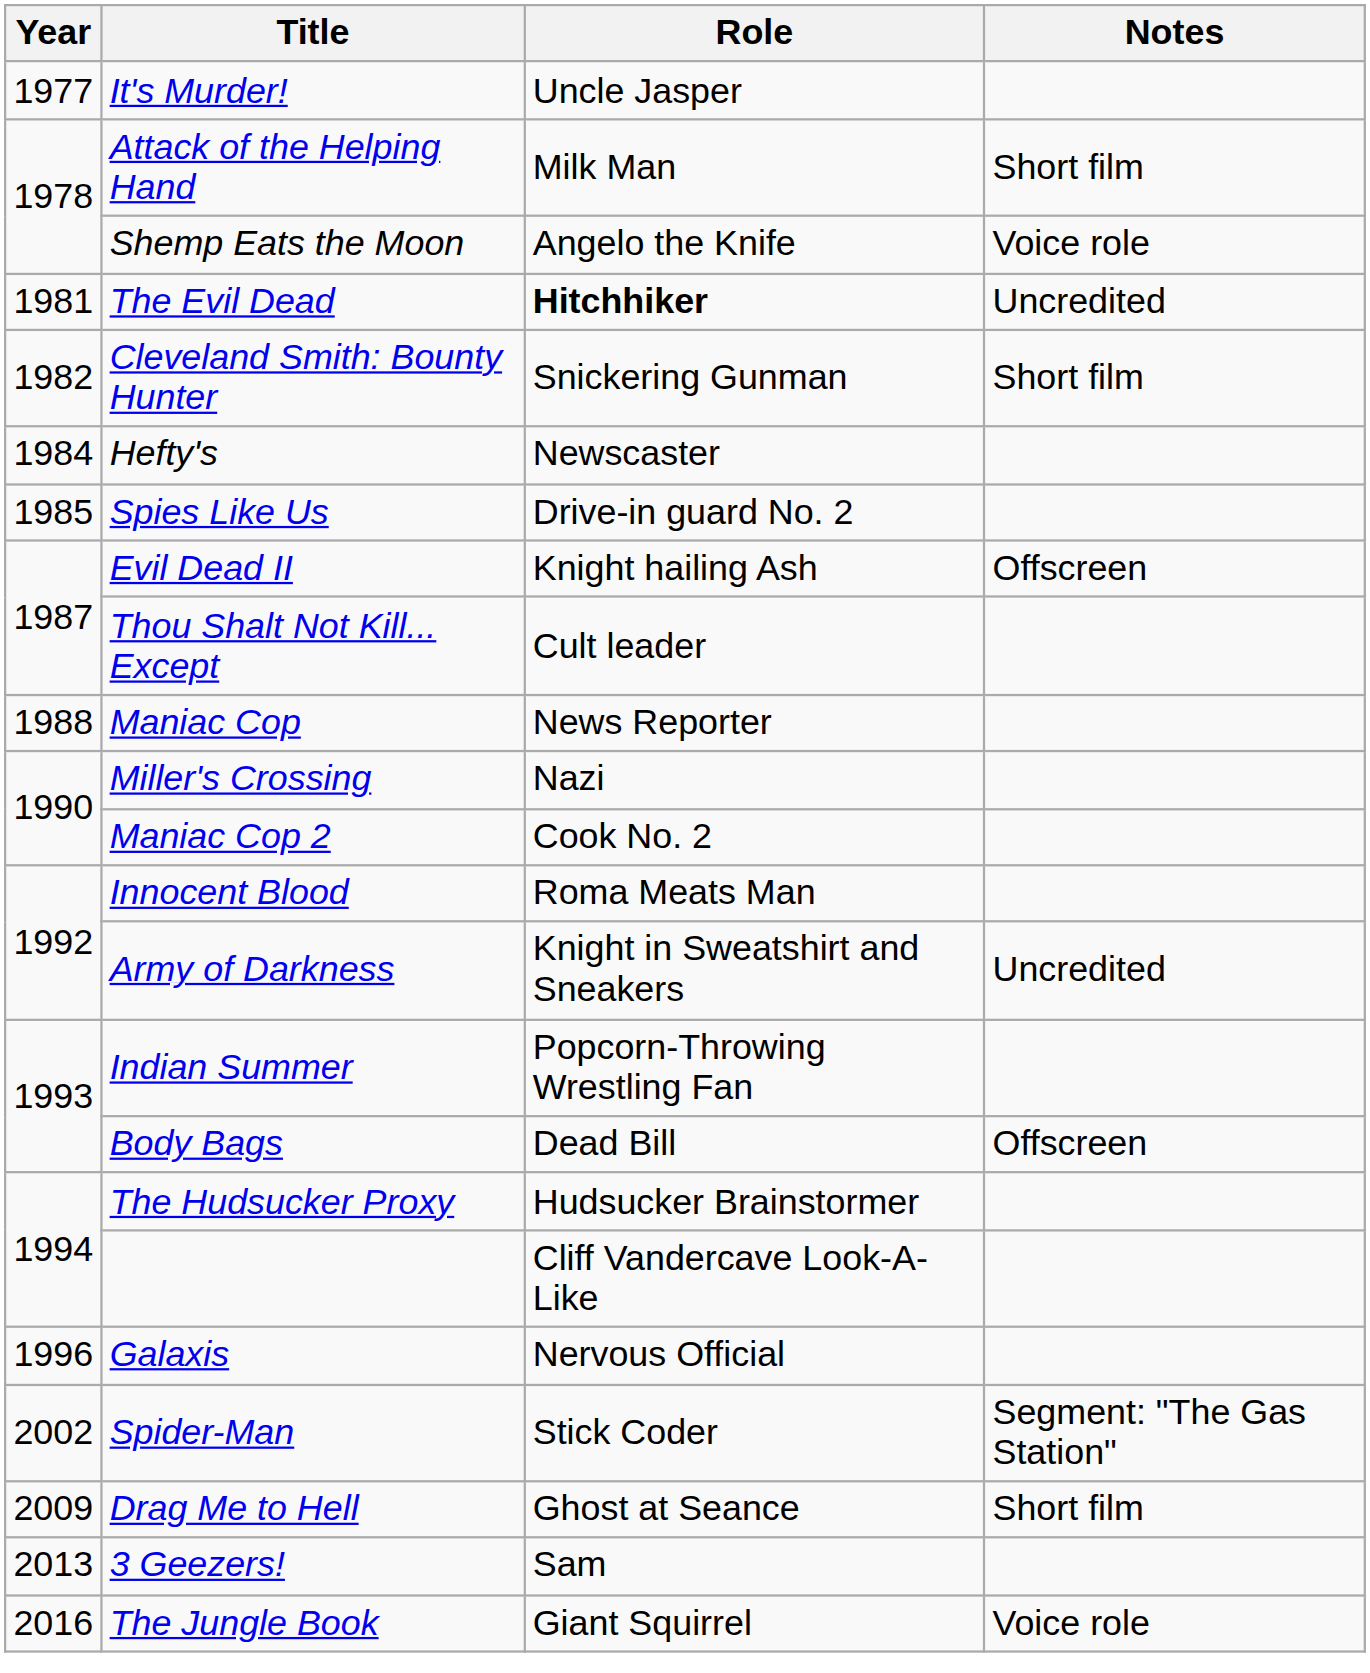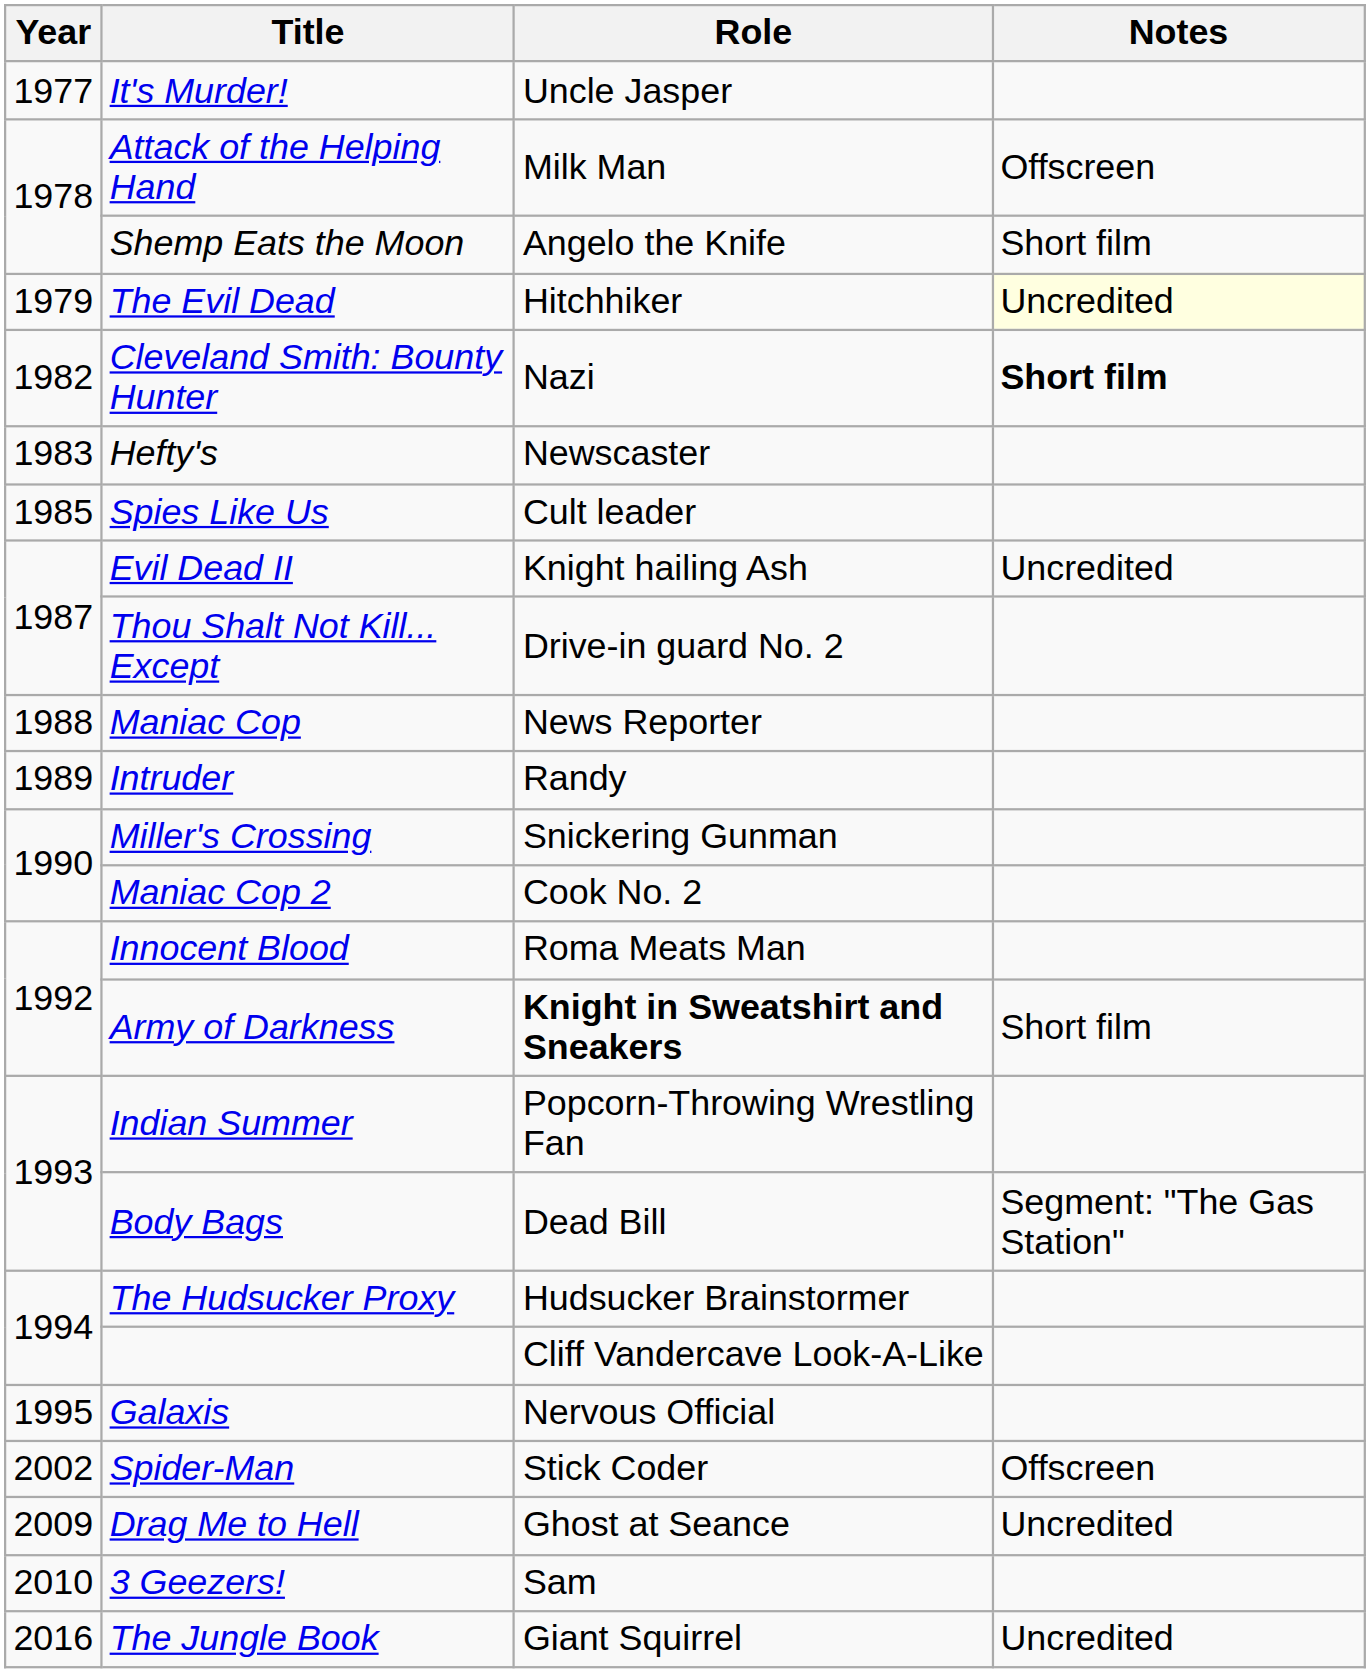(1068, 166) Short film -> (1078, 166) Offscreen
(1071, 243) Voice role -> (1076, 243) Short film
(53, 300) 1981 -> (53, 300) 1979
(620, 300) bold -> (603, 300) normal
(1079, 300) no background -> (1087, 300) lightyellow background
(690, 377) Snickering Gunman -> (559, 377) Nazi
(1068, 377) normal -> (1084, 377) bold
(53, 454) 1984 -> (53, 454) 1983
(693, 511) Drive-in guard No. 2 -> (610, 511) Cult leader
(1070, 568) Offscreen -> (1087, 568) Uncredited
(619, 645) Cult leader -> (683, 645) Drive-in guard No. 2
+ row: (171, 779)
(569, 779) Nazi -> (680, 835) Snickering Gunman
(726, 969) normal -> (733, 1026) bold
(1079, 969) Uncredited -> (1076, 1026) Short film
(1070, 1143) Offscreen -> (1157, 1220) Segment: "The Gas Station"
(53, 1354) 1996 -> (53, 1411) 1995
(1149, 1431) Segment: "The Gas Station" -> (1078, 1468) Offscreen
(1068, 1508) Short film -> (1087, 1525) Uncredited
(53, 1565) 2013 -> (53, 1582) 2010
(1071, 1622) Voice role -> (1087, 1638) Uncredited
